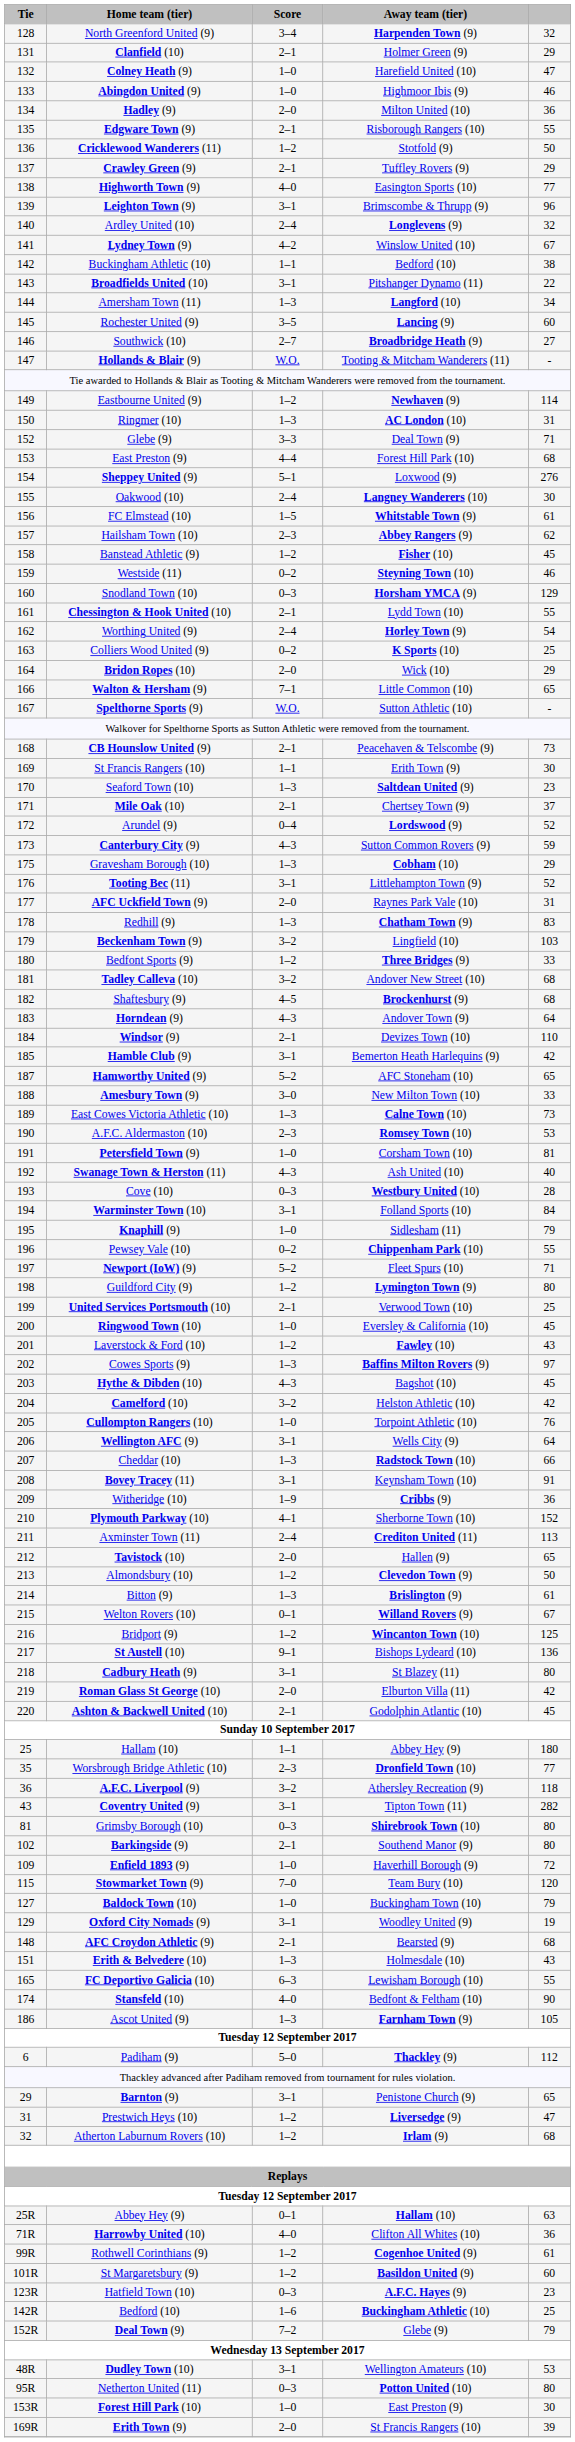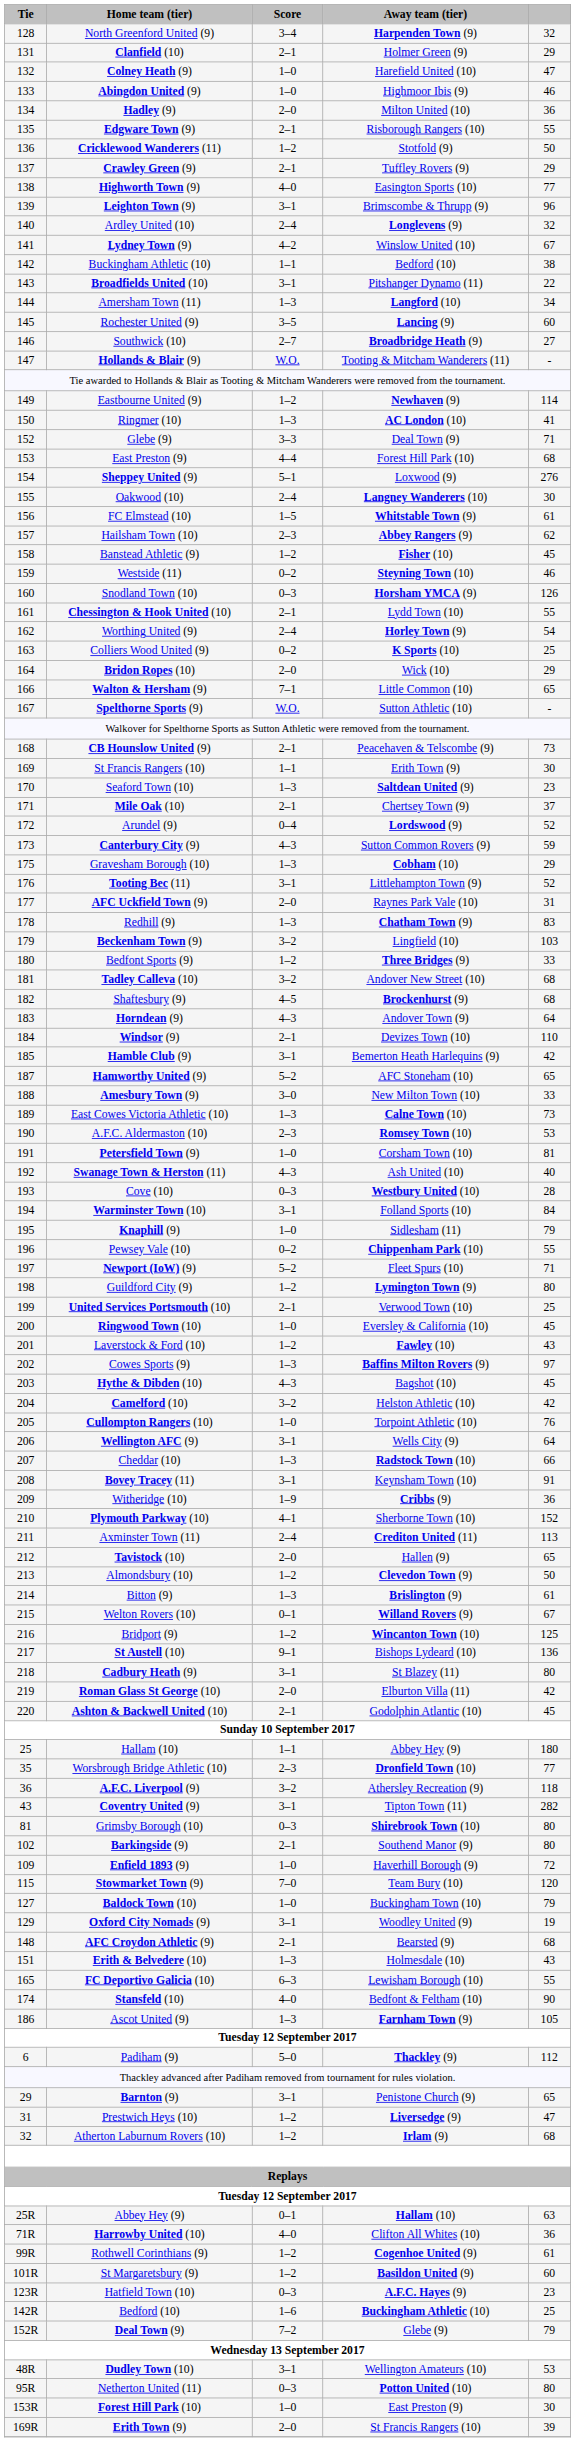(549, 420) 31 -> (549, 420) 41
(549, 593) 129 -> (549, 593) 126
